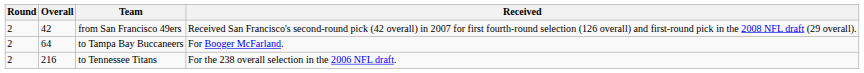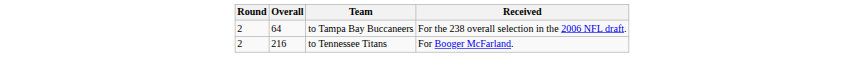- row: (130, 28)
(236, 44) For Booger McFarland. -> (522, 28) For the 238 overall selection in the 2006 NFL draft.
(292, 60) For the 238 overall selection in the 2006 NFL draft. -> (466, 44) For Booger McFarland.
